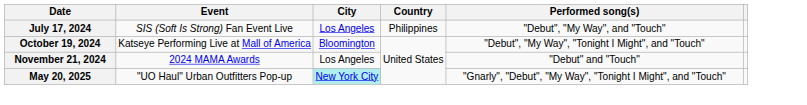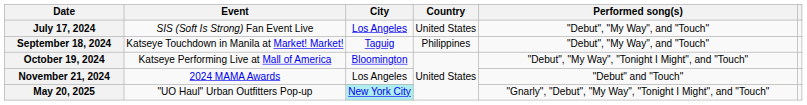(413, 28) Philippines -> (446, 28) United States
+ row: (64, 44)
